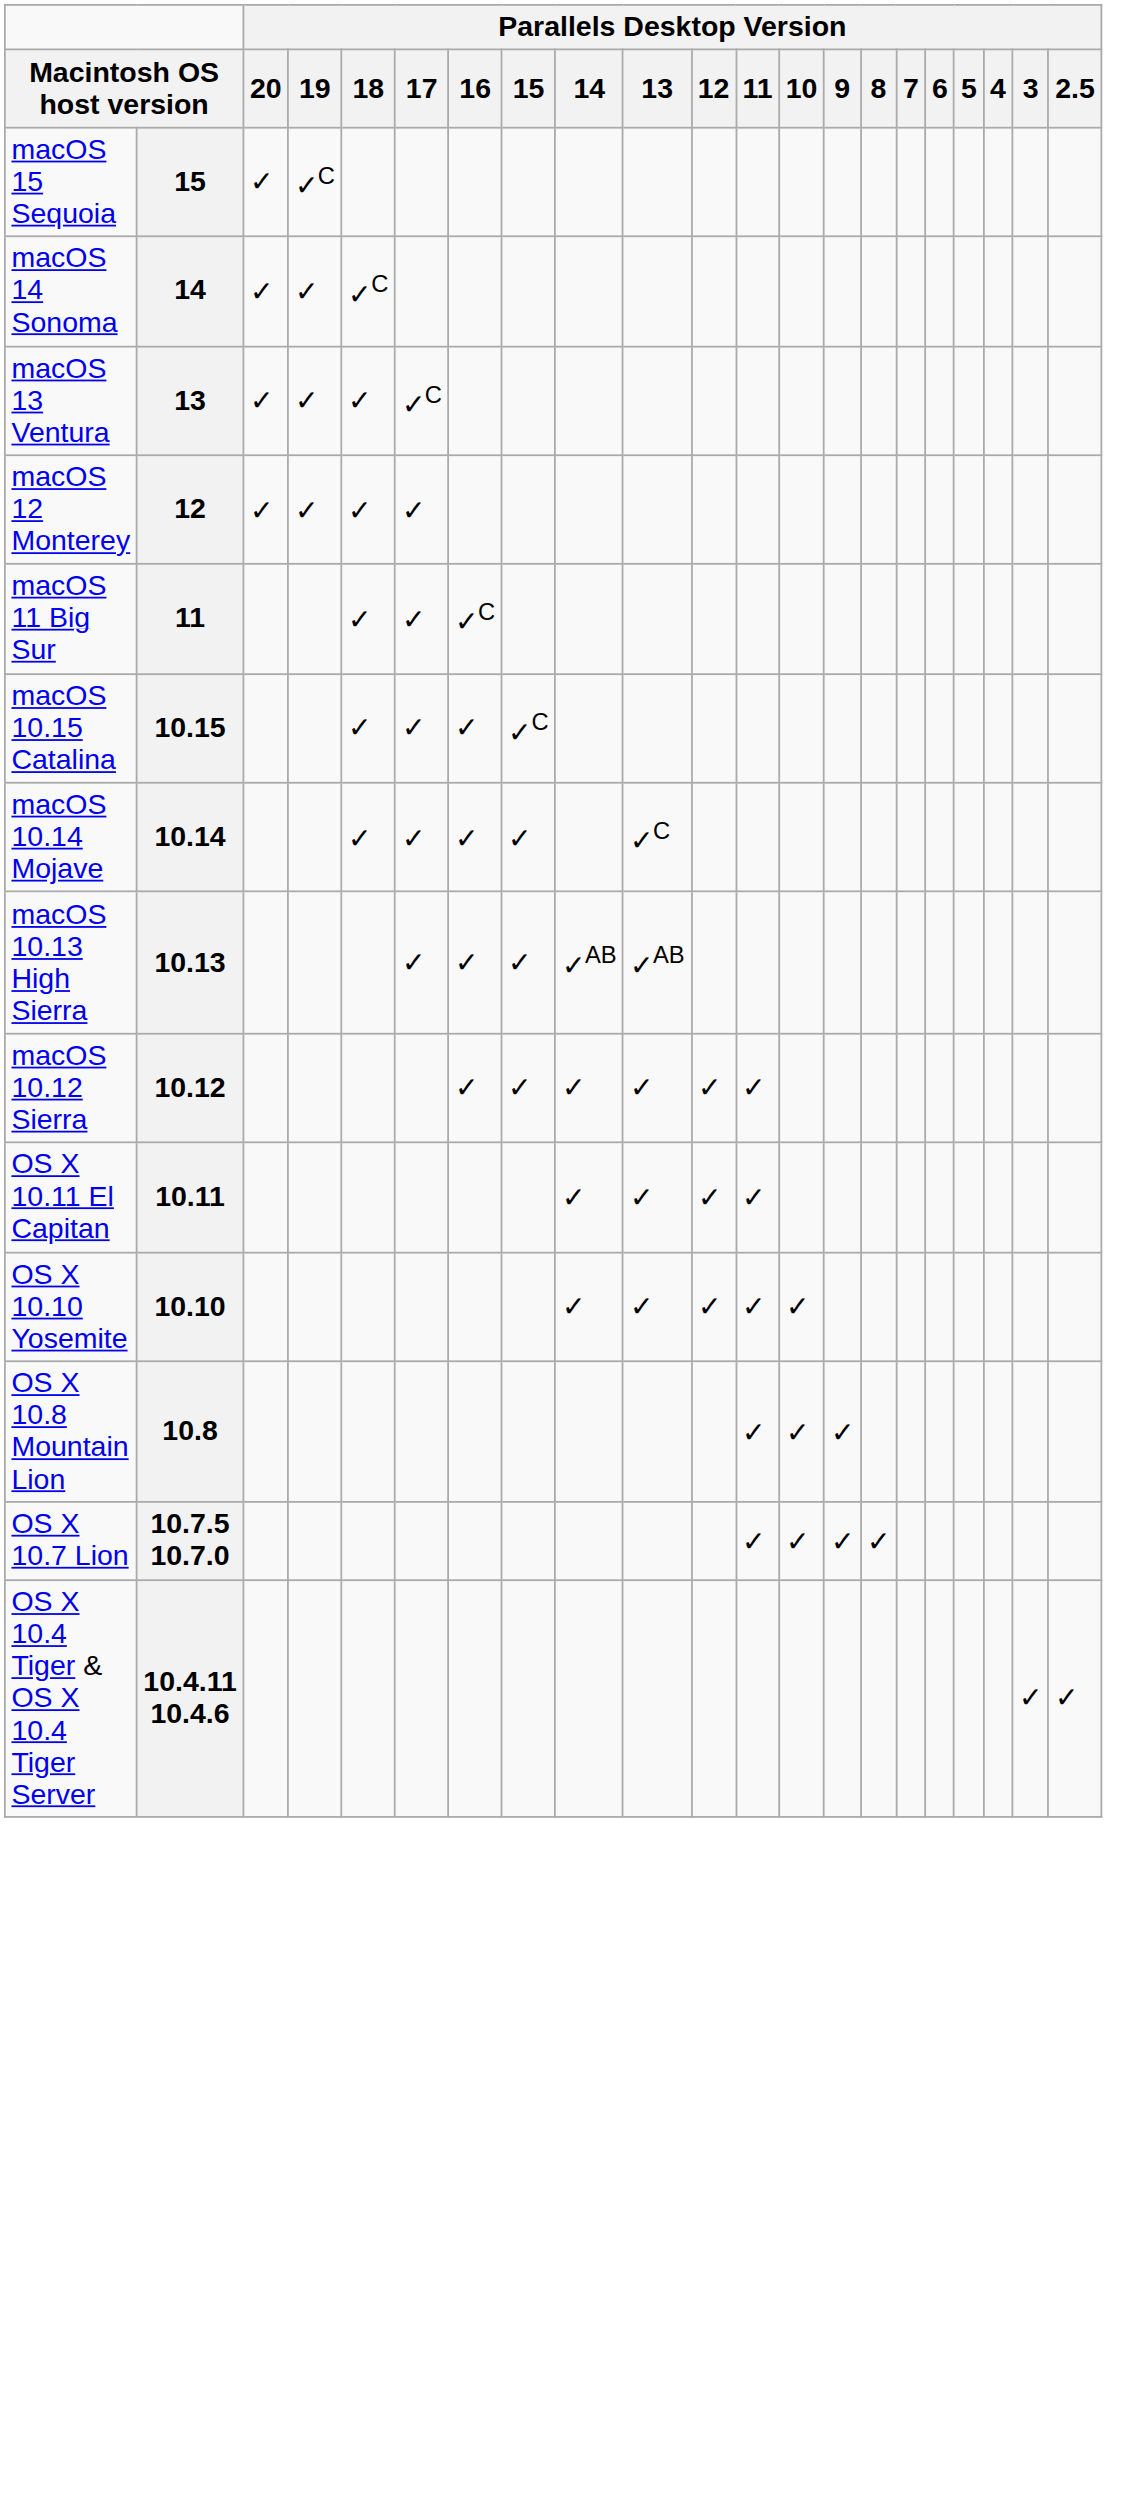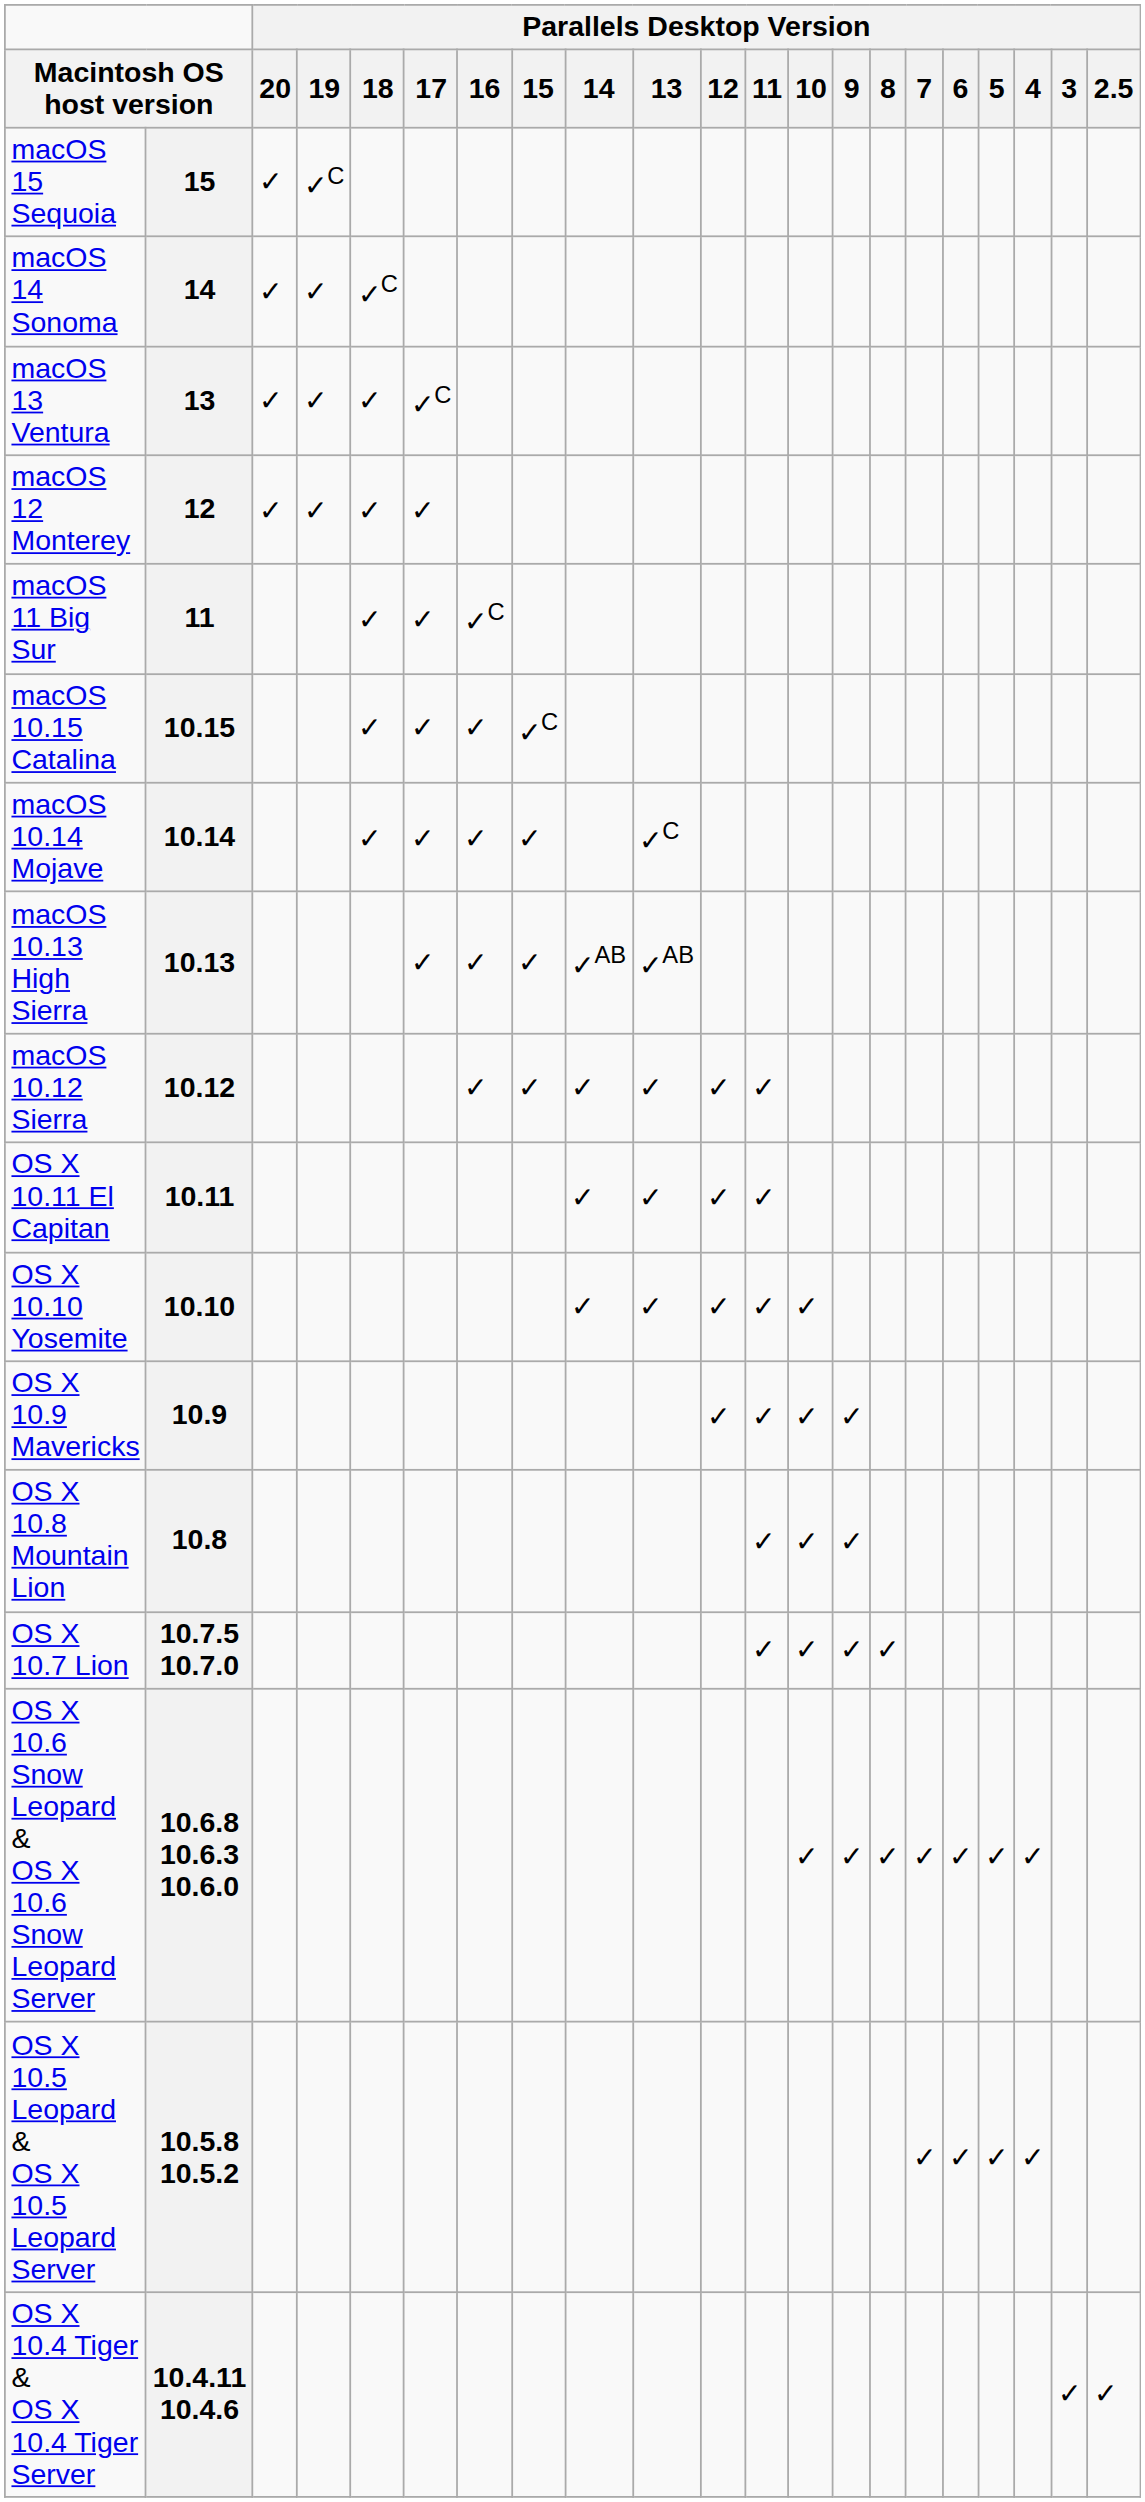+ row: (76, 1415)
+ row: (64, 1855)
+ row: (64, 2156)
